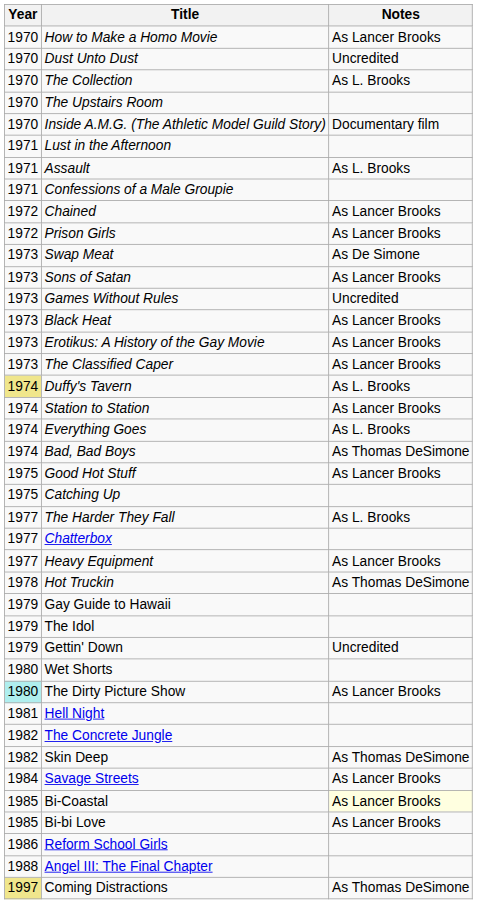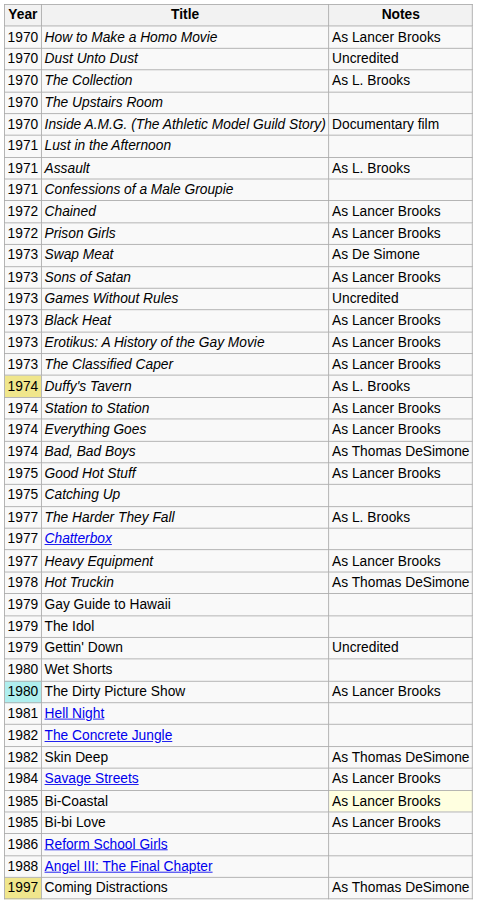(371, 430) As L. Brooks -> (386, 430) As Lancer Brooks
